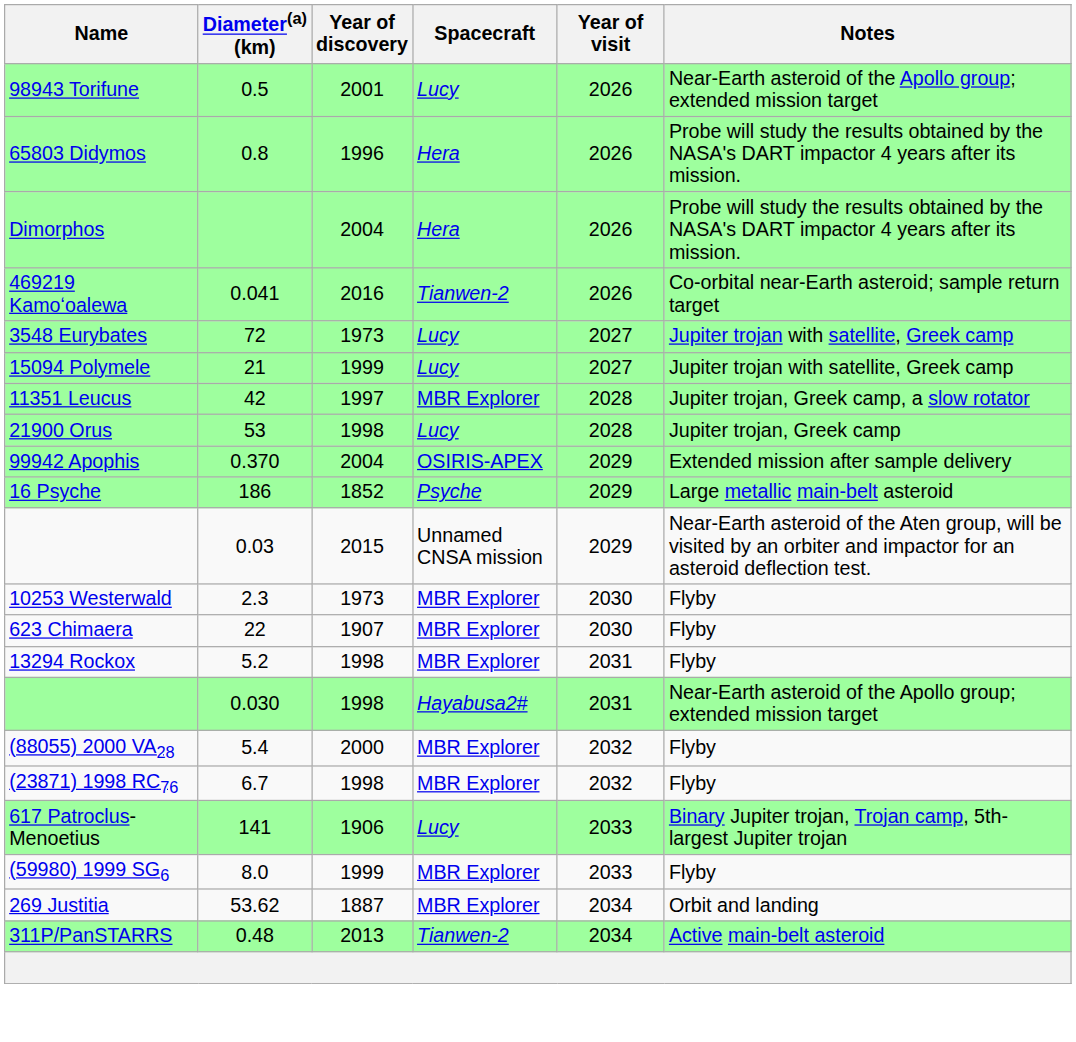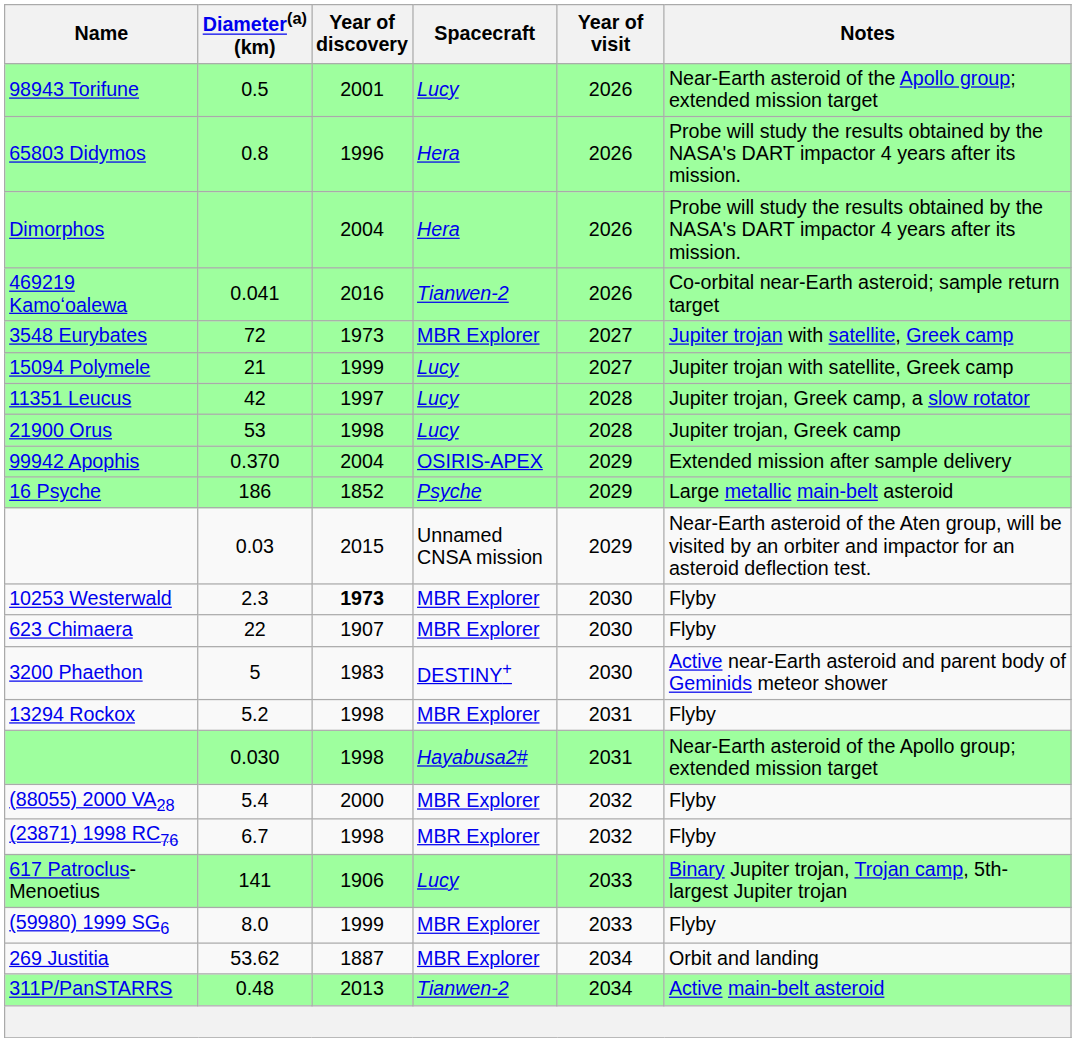(438, 336) Lucy -> (478, 336) MBR Explorer
(478, 398) MBR Explorer -> (438, 398) Lucy
(362, 599) normal -> (362, 599) bold
+ row: (76, 672)
